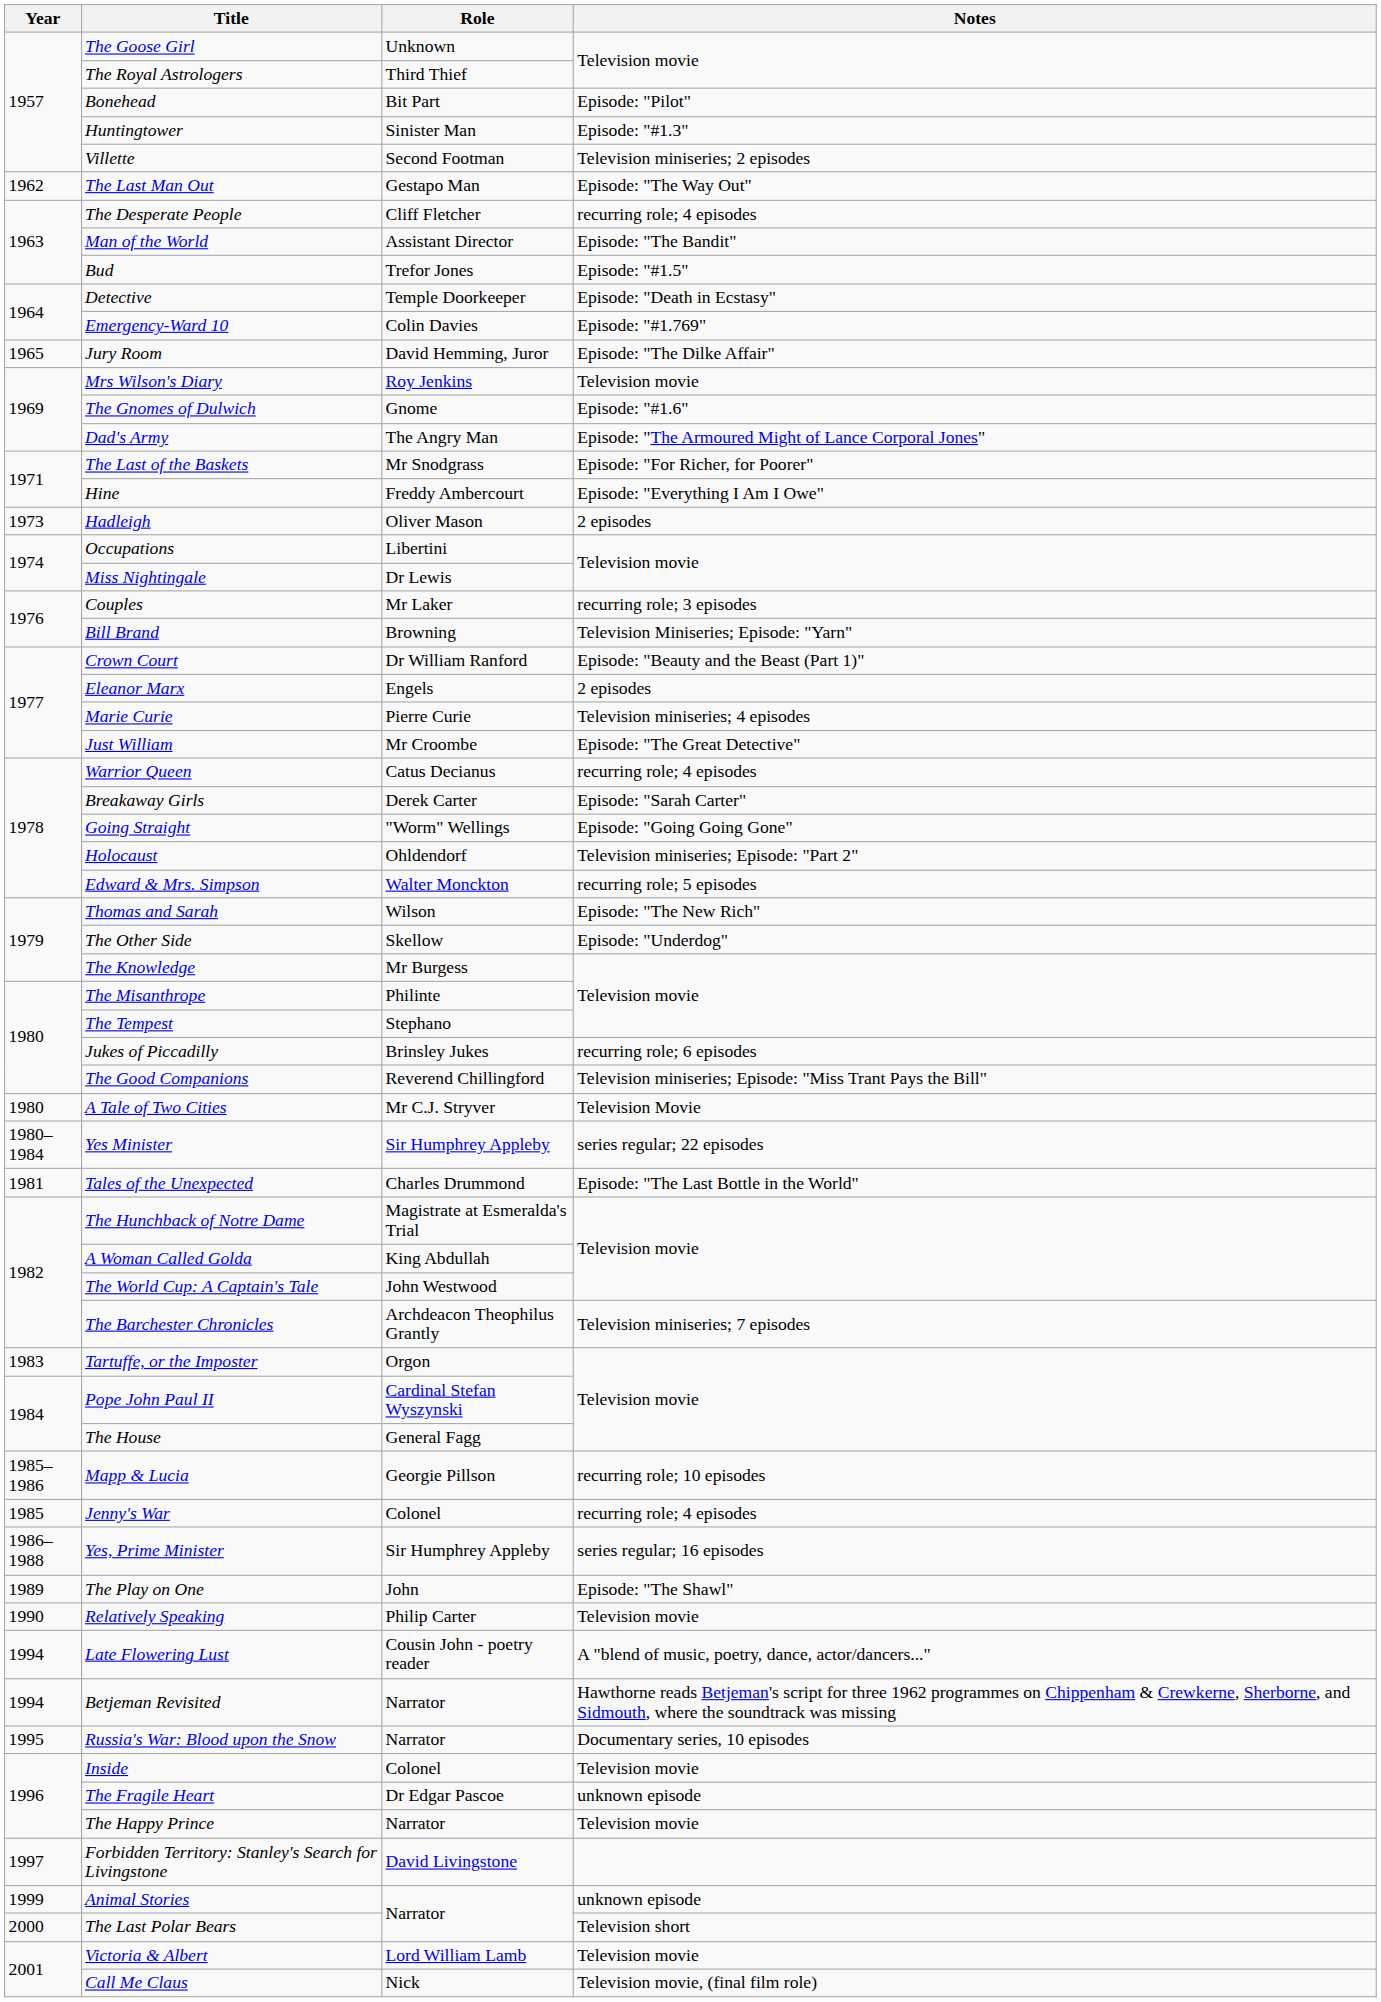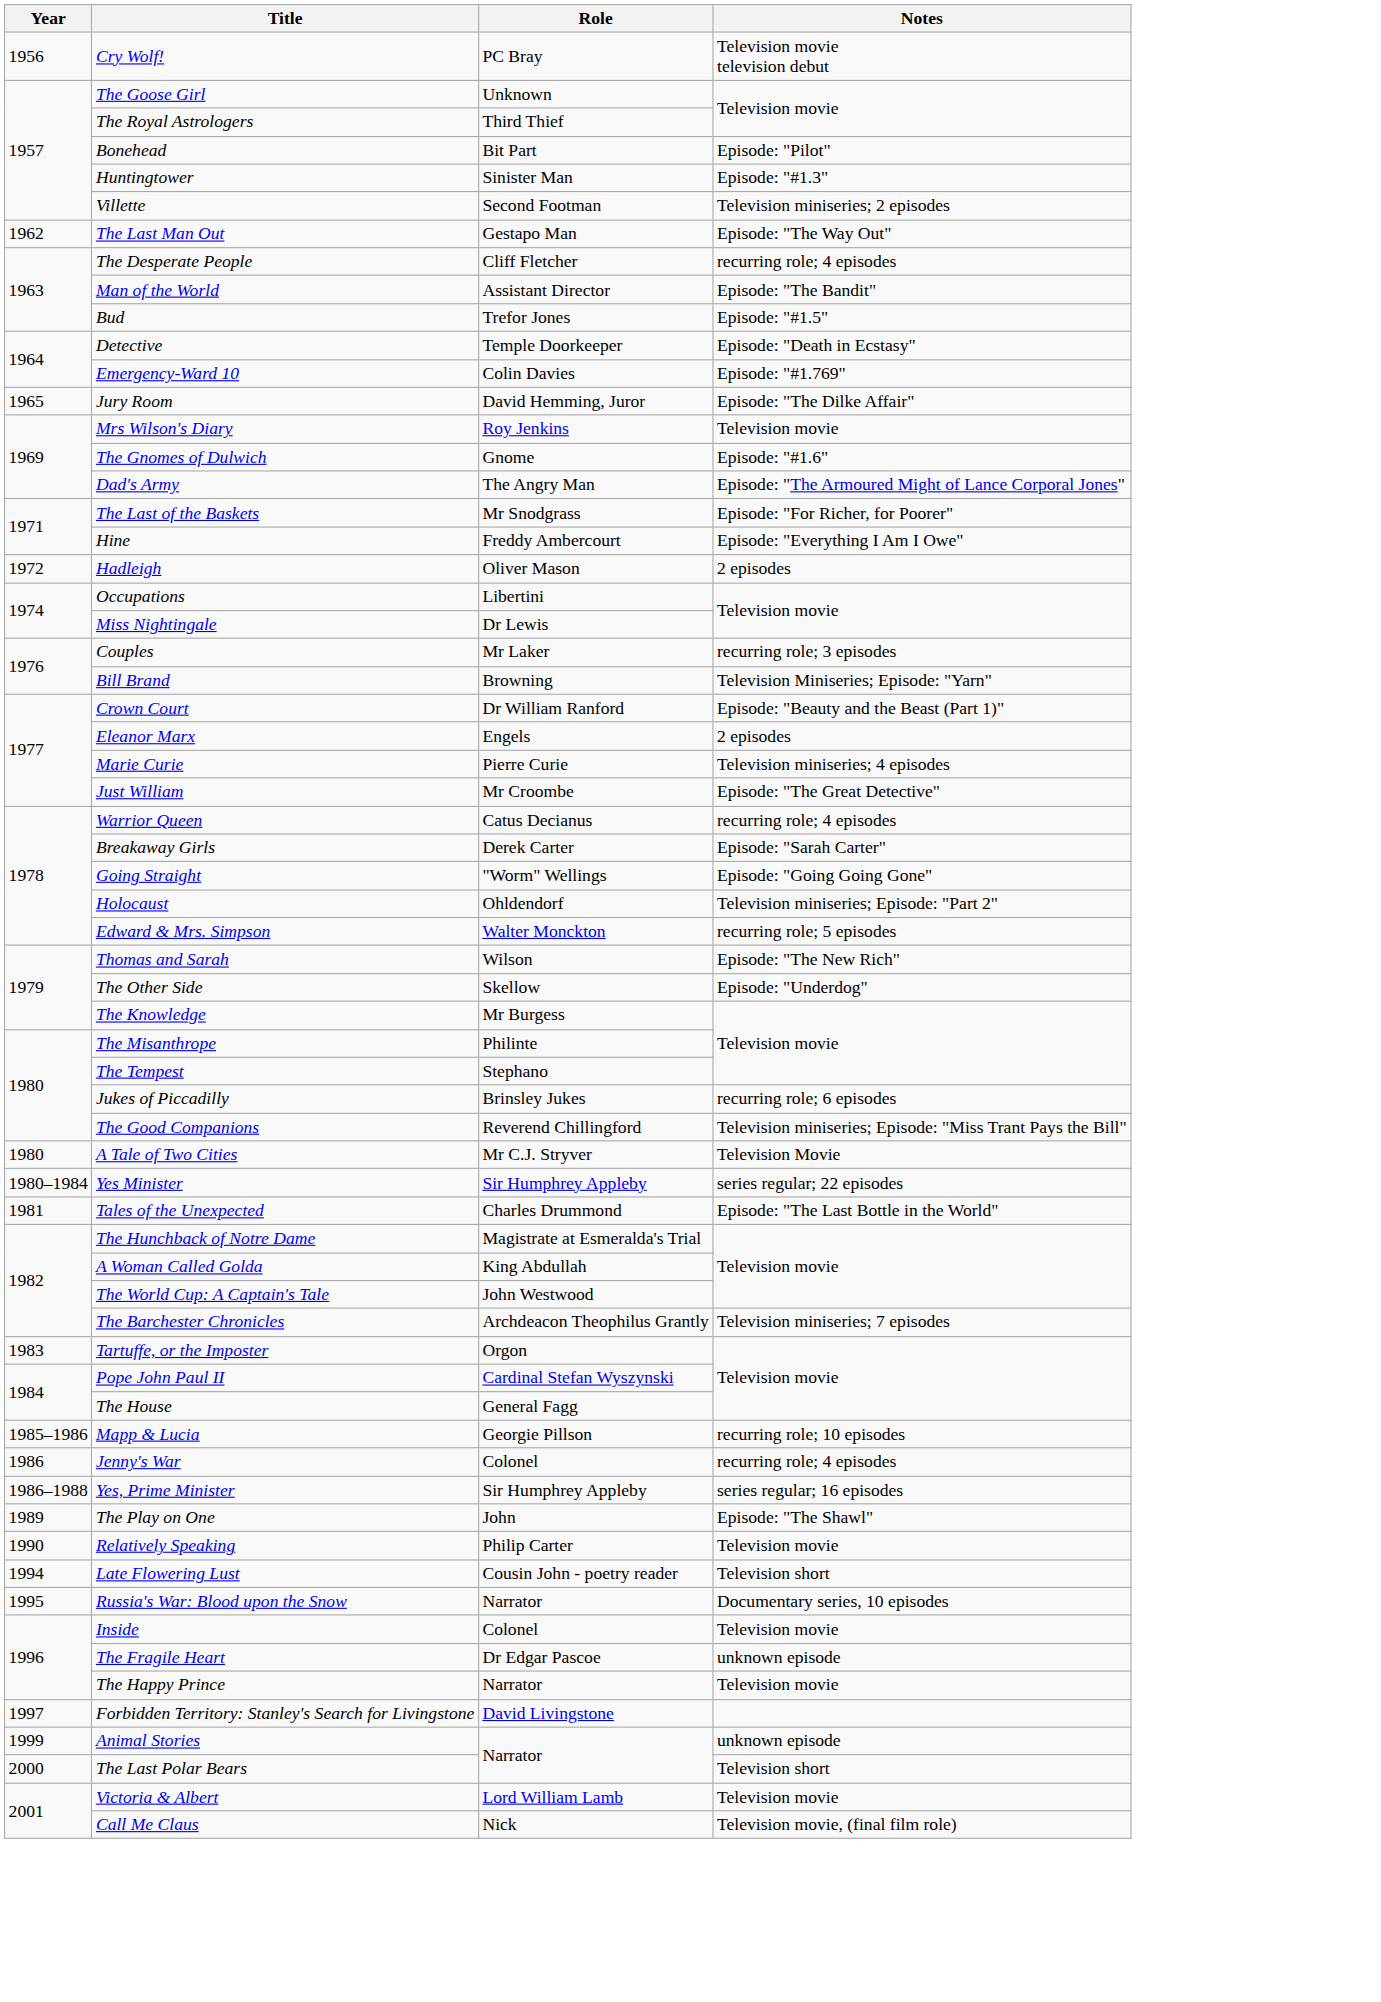+ row: (130, 56)
(26, 520) 1973 -> (26, 568) 1972
(26, 1513) 1985 -> (26, 1461) 1986
(754, 1654) A "blend of music, poetry, dance, actor/dancers..." -> (773, 1573) Television short
- row: (153, 1702)
